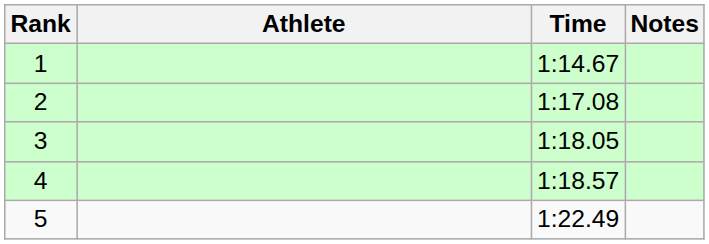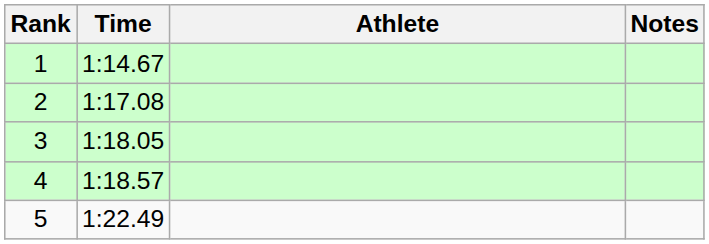columns swapped: (304, 24) <-> (578, 24)
